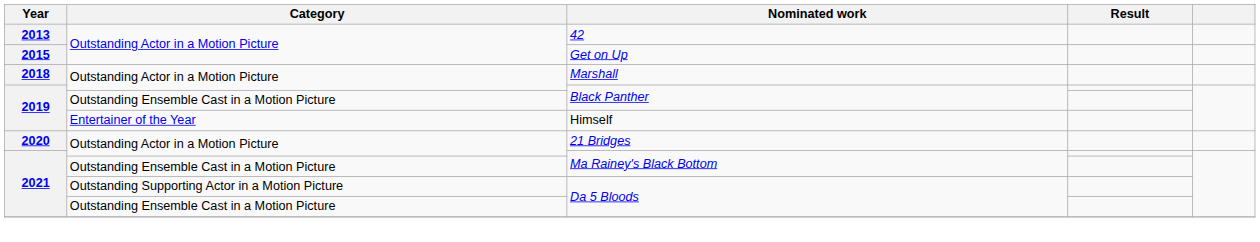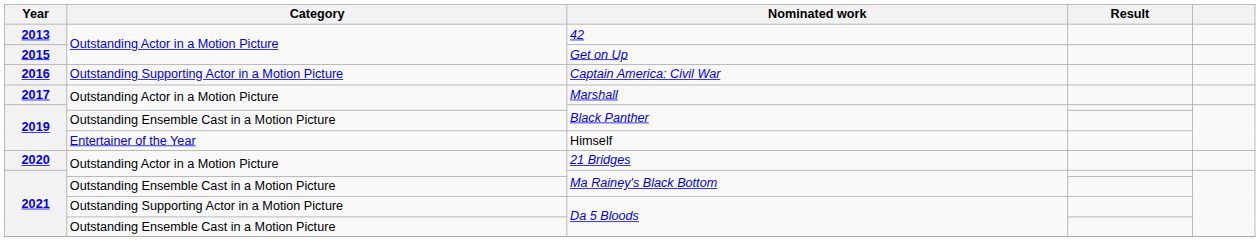+ row: (206, 74)
(36, 74) 2018 -> (36, 94) 2017
